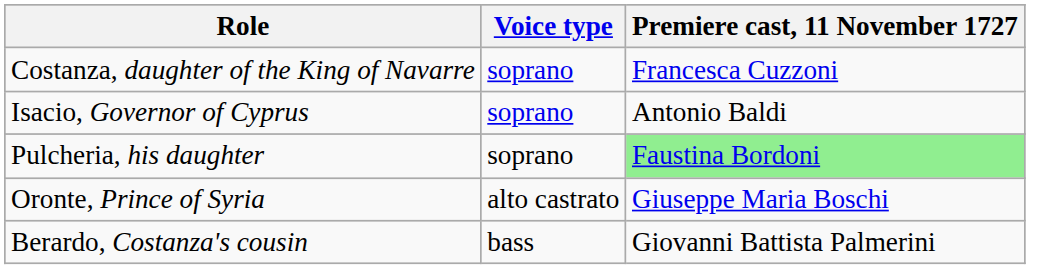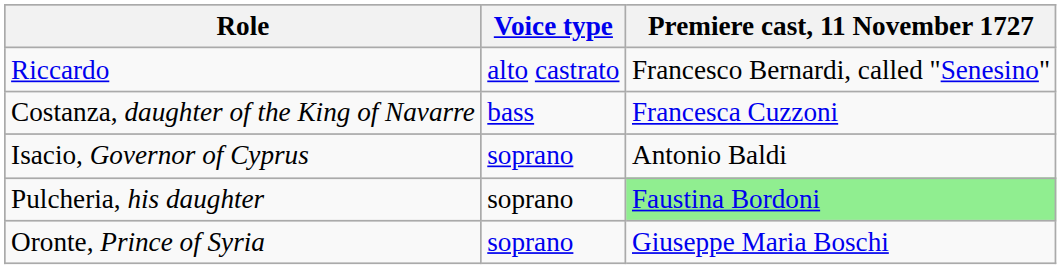+ row: (60, 69)
(530, 69) soprano -> (511, 112) bass
(553, 198) alto castrato -> (530, 241) soprano
- row: (159, 241)
